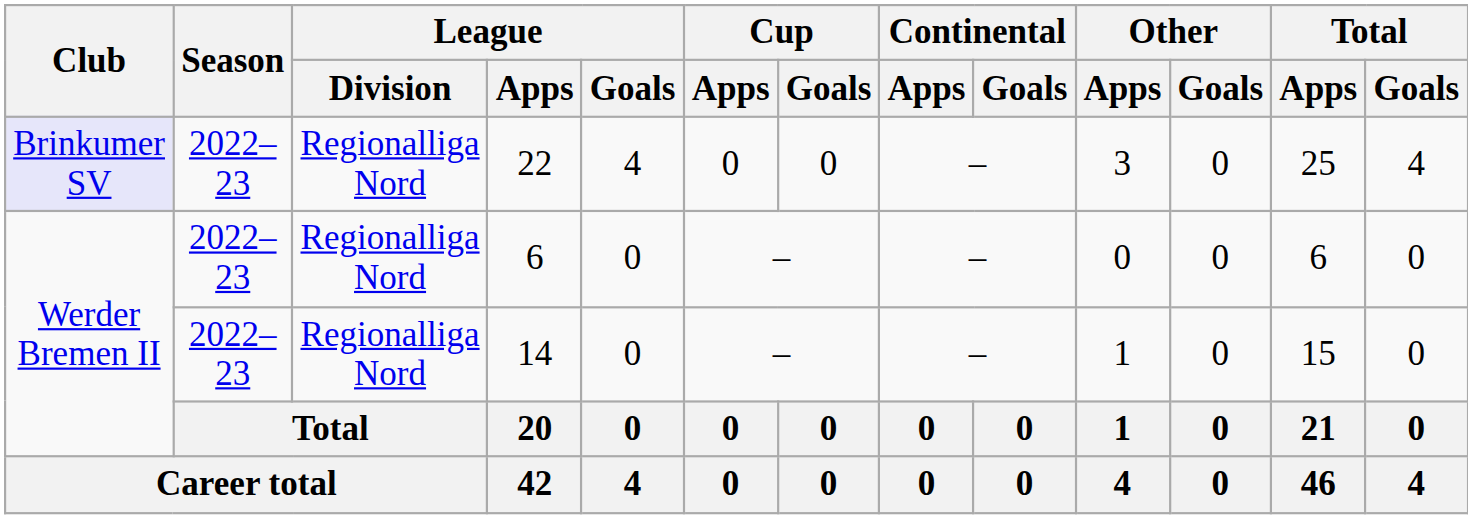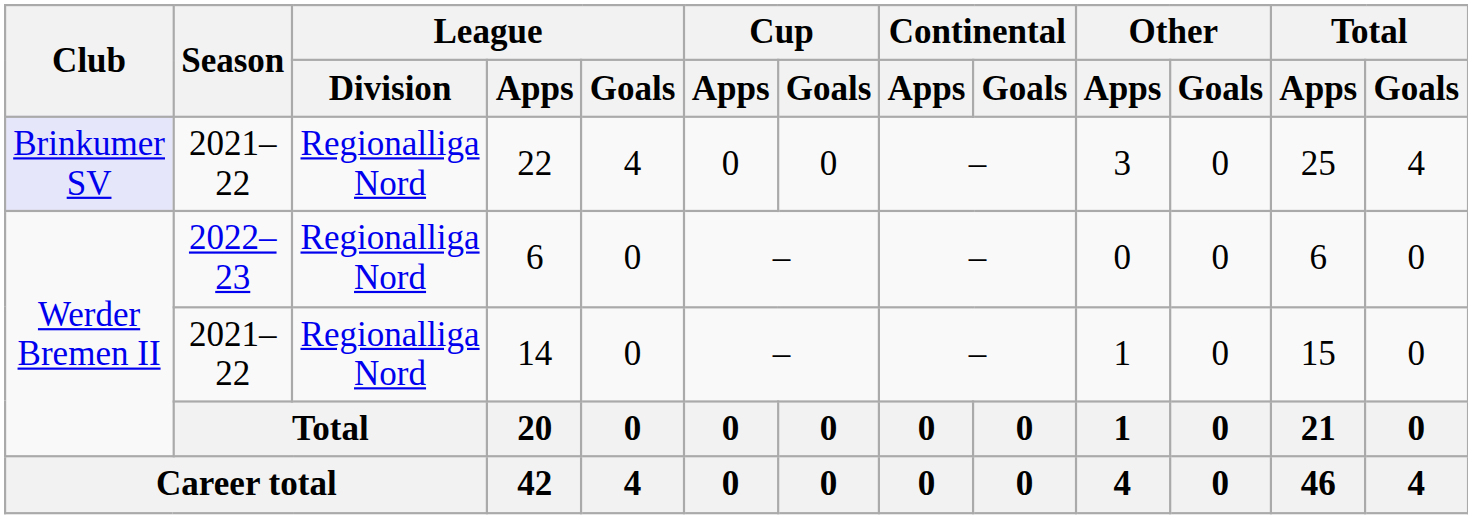(233, 163) 2022–23 -> (233, 163) 2021–22
(233, 353) 2022–23 -> (233, 353) 2021–22
